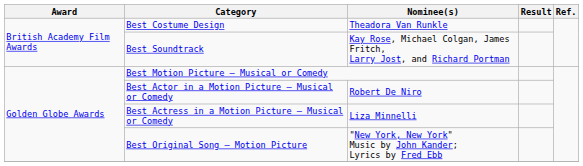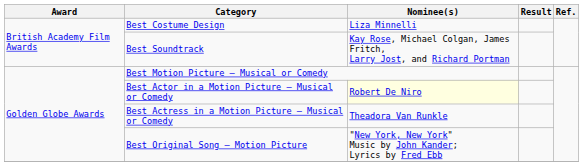(398, 25) Theadora Van Runkle -> (383, 25) Liza Minnelli
(386, 92) no background -> (386, 92) lightyellow background
(383, 116) Liza Minnelli -> (398, 116) Theadora Van Runkle
